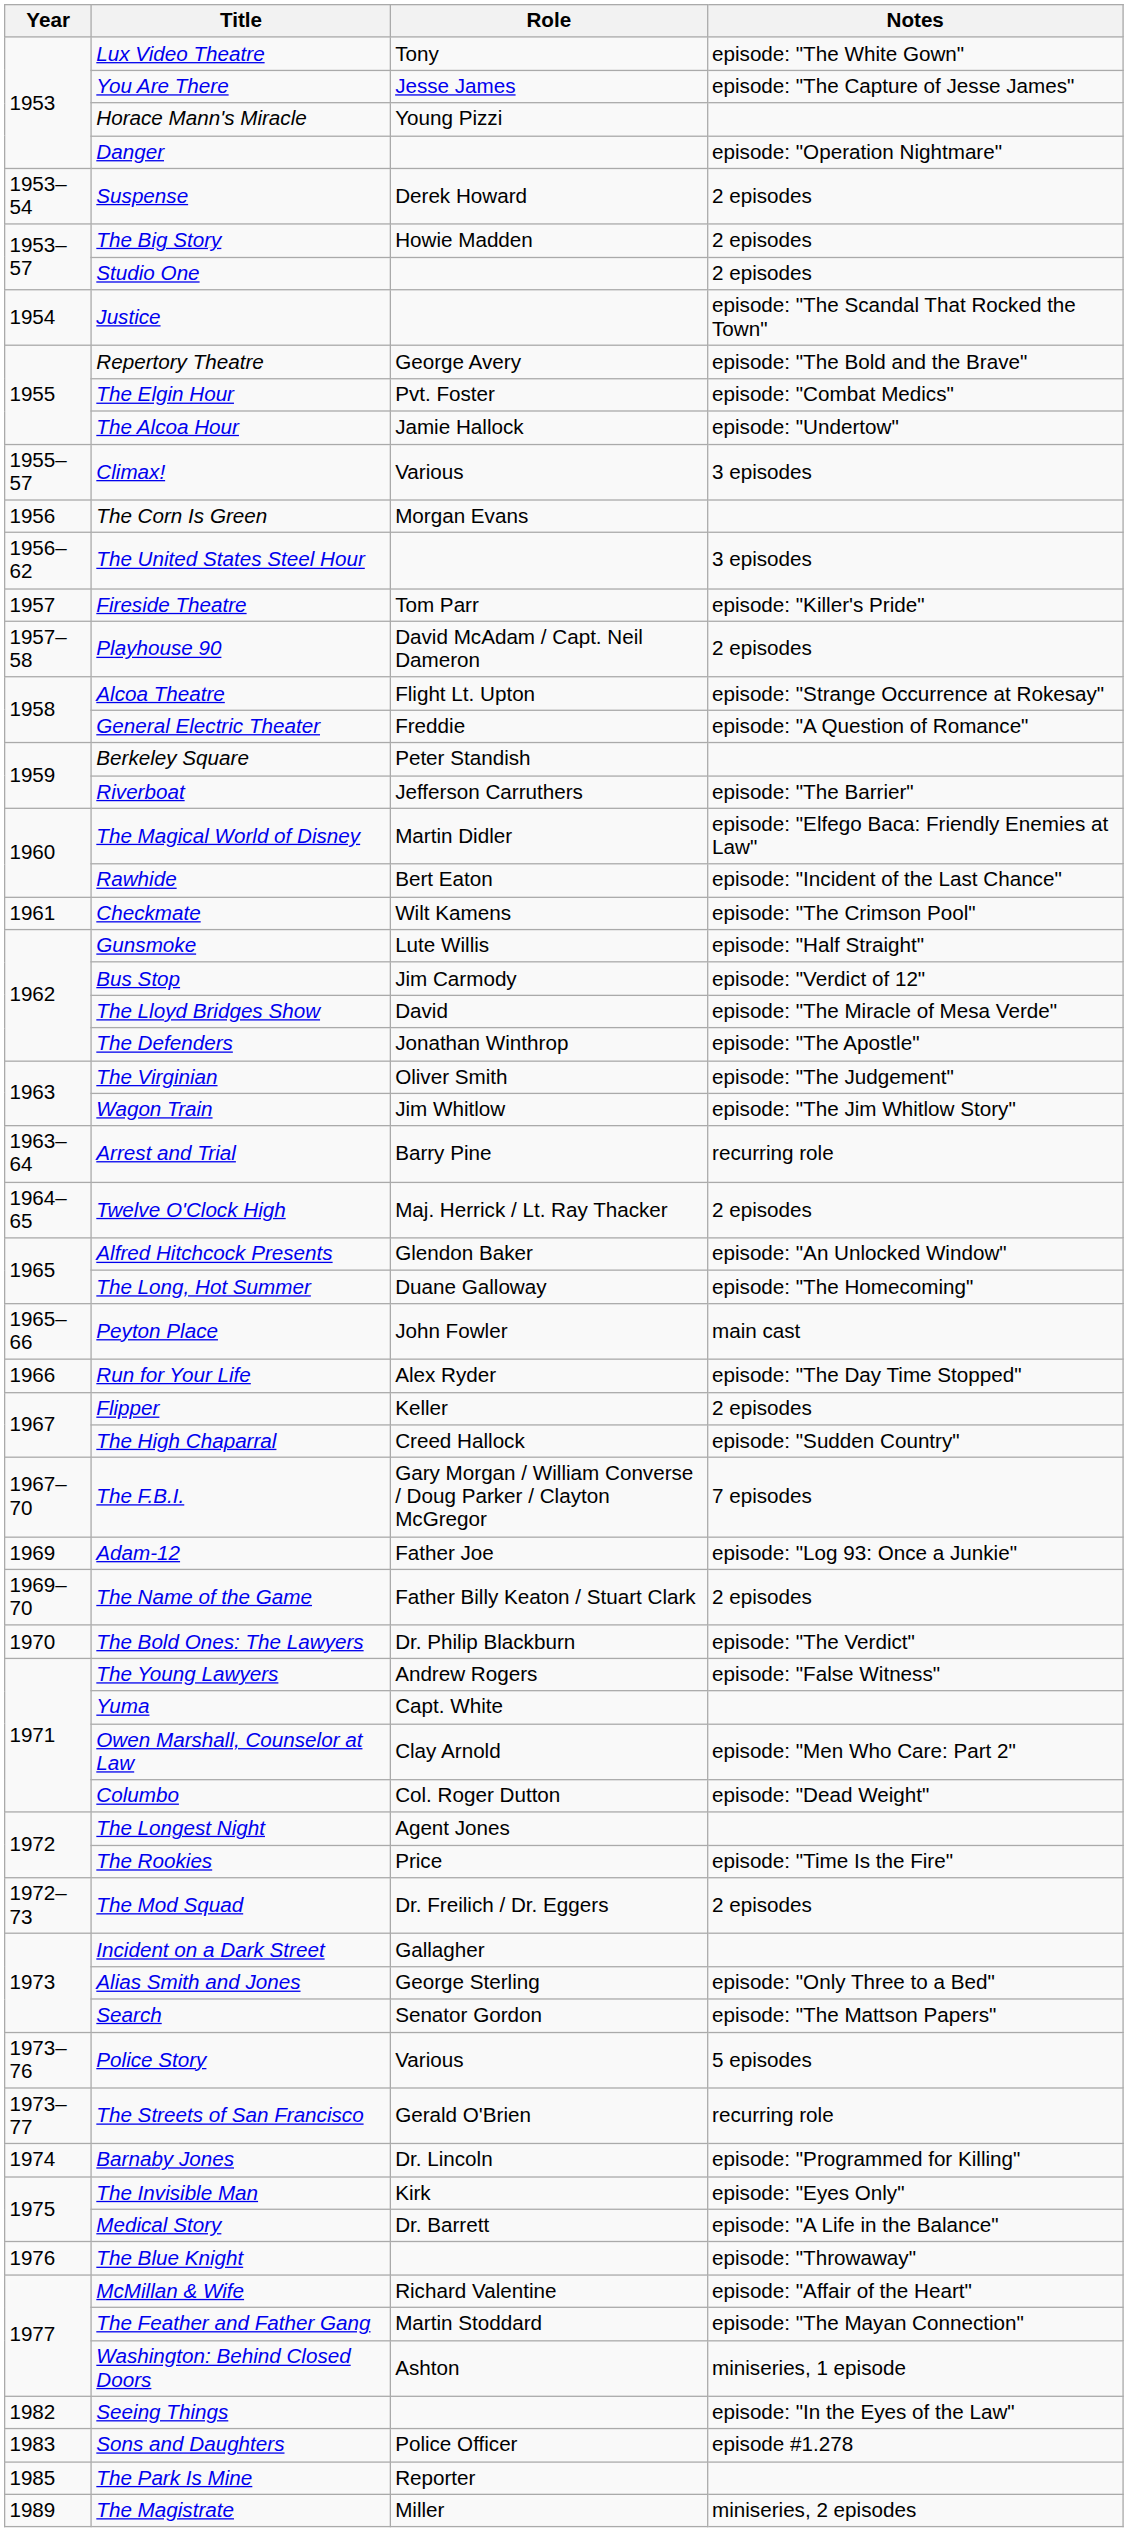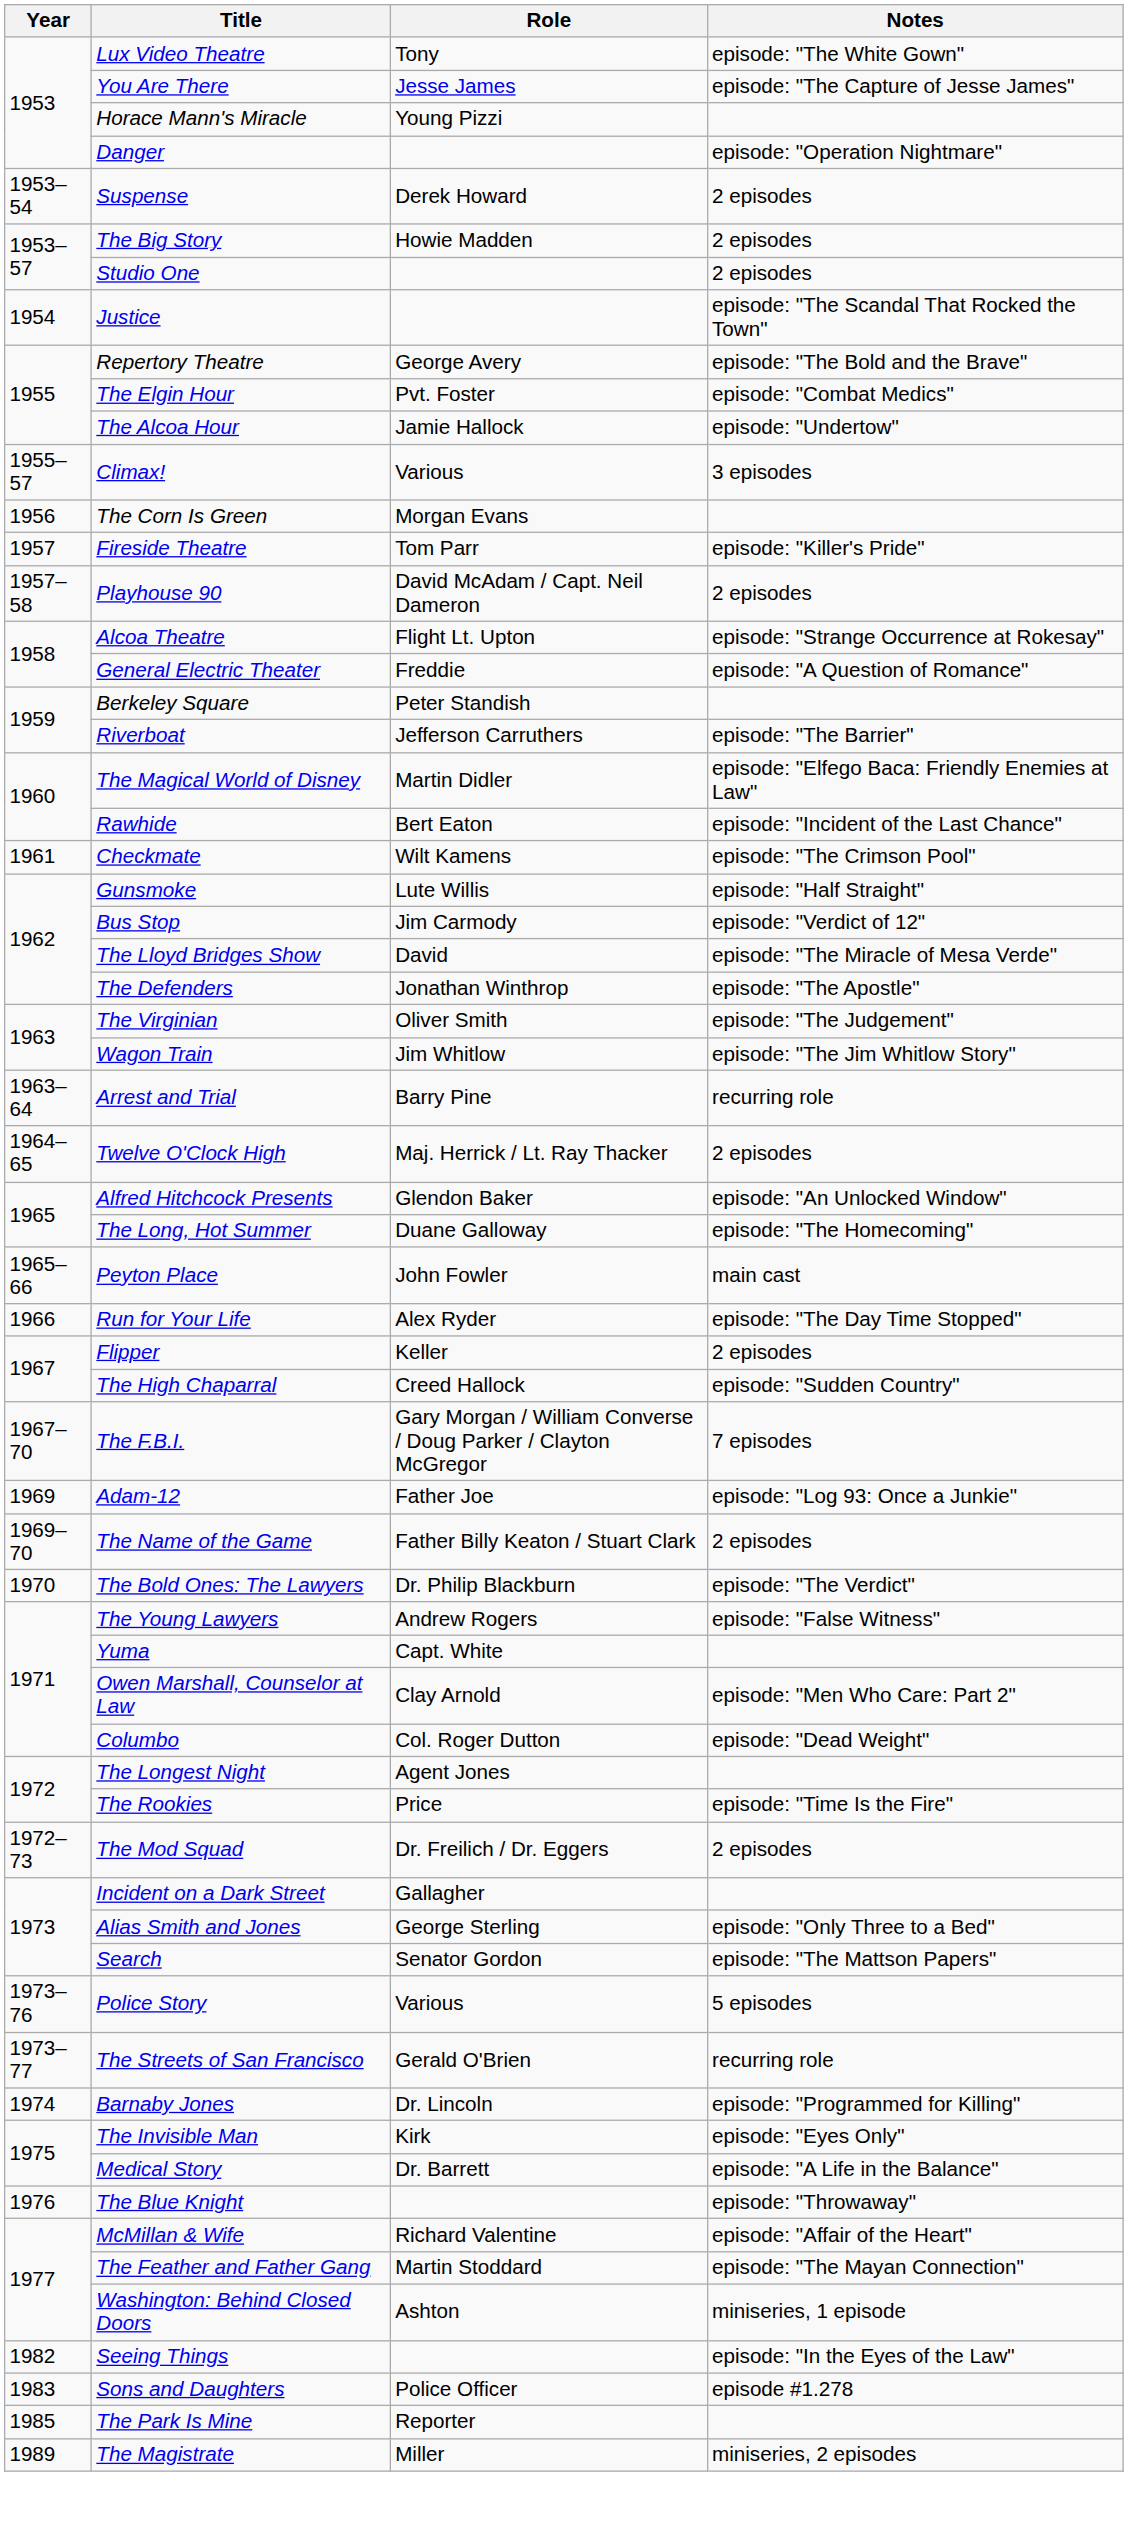- row: (231, 560)
